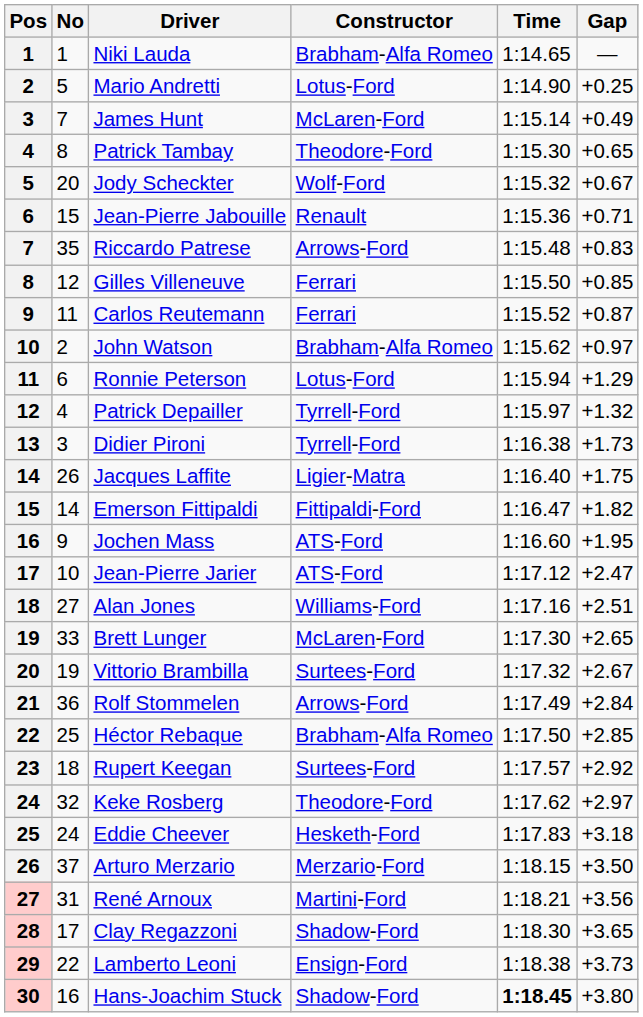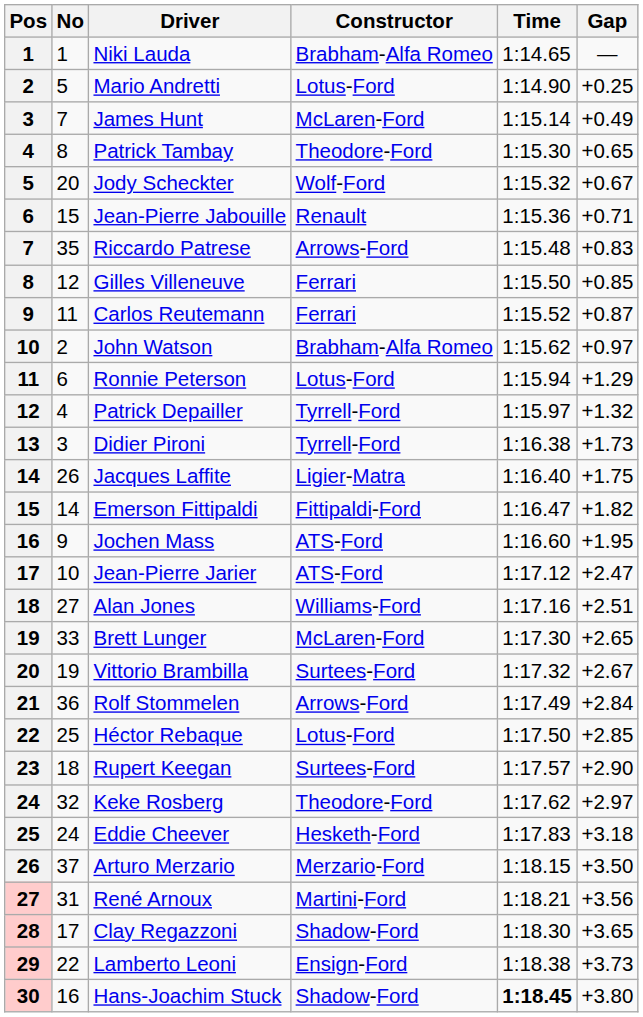(394, 736) Brabham-Alfa Romeo -> (345, 736) Lotus-Ford
(607, 768) +2.92 -> (607, 768) +2.90
